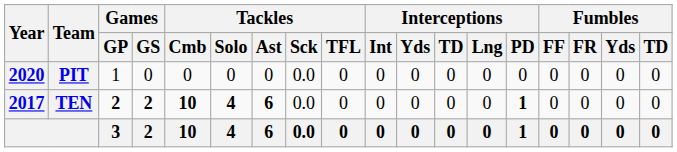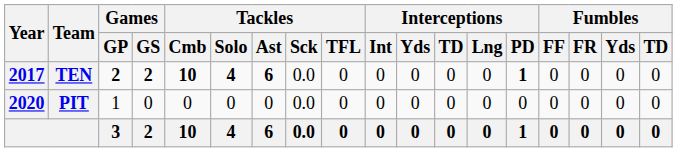rows swapped: (74, 103) <-> (74, 75)
